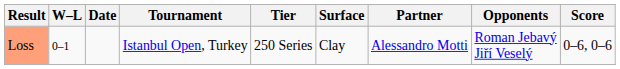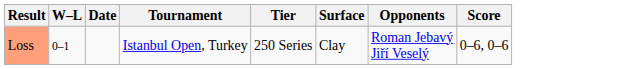- column: (419, 15)
